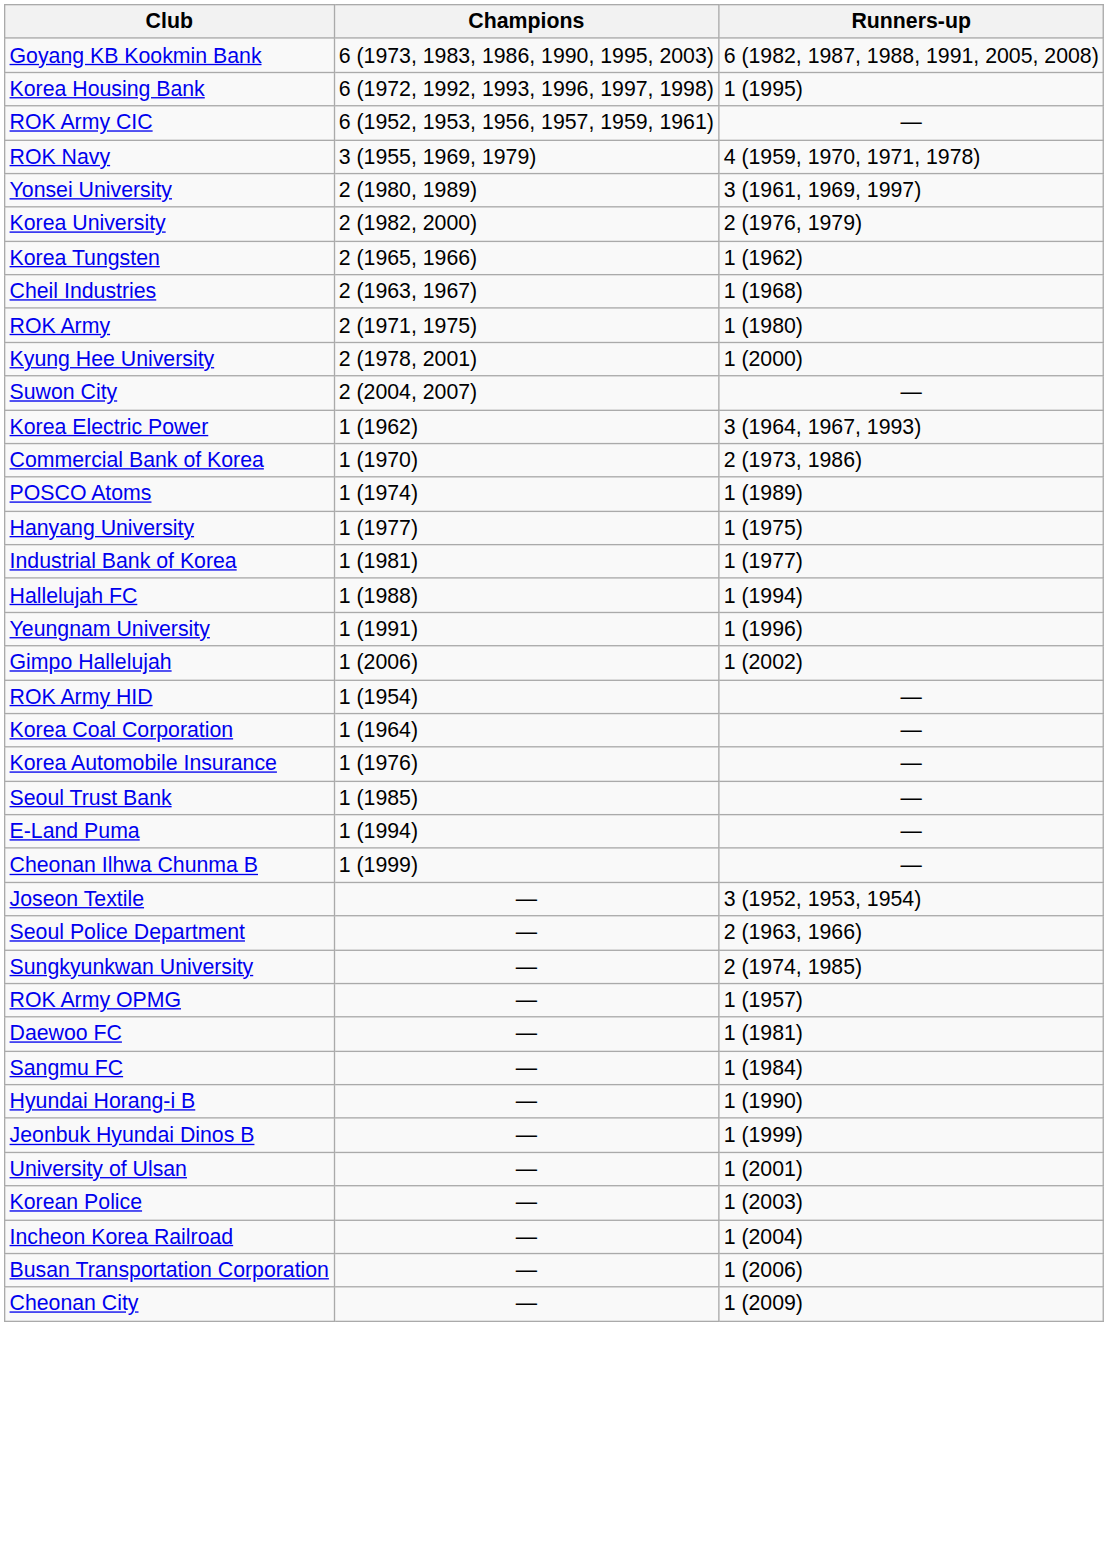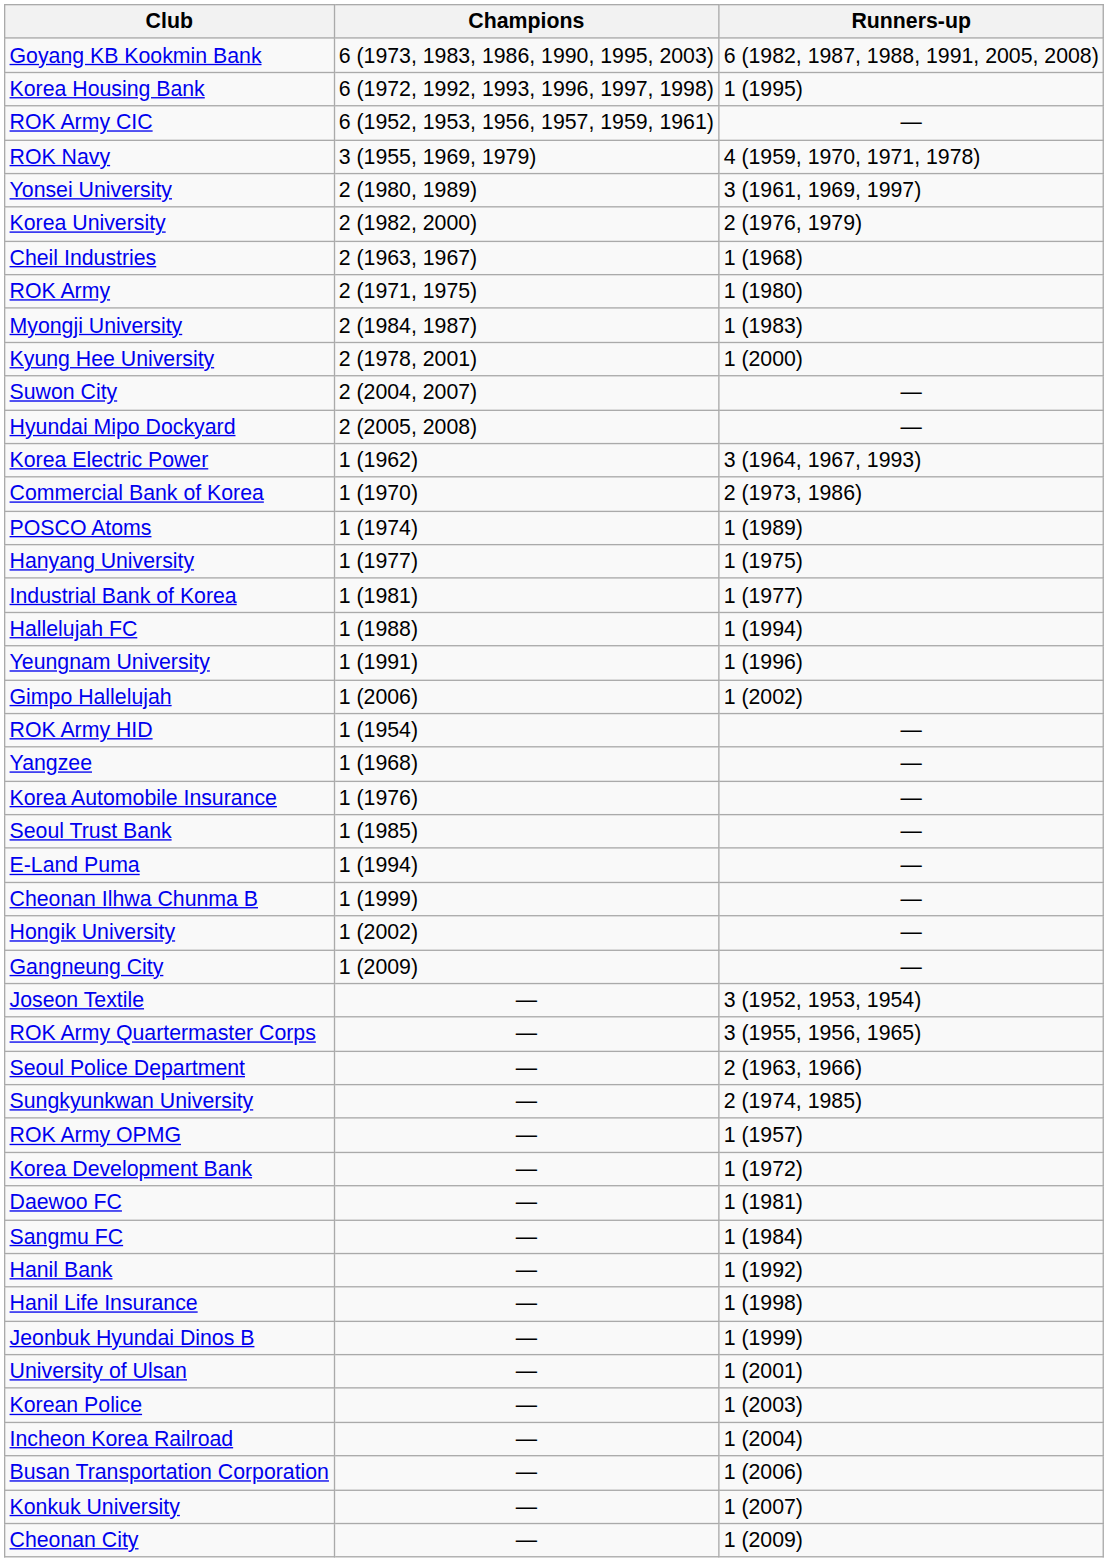- row: (85, 257)
+ row: (96, 325)
+ row: (123, 426)
- row: (121, 730)
+ row: (51, 763)
+ row: (92, 932)
+ row: (86, 966)
+ row: (163, 1033)
+ row: (131, 1168)
- row: (102, 1101)
+ row: (61, 1270)
+ row: (104, 1303)
+ row: (95, 1506)
